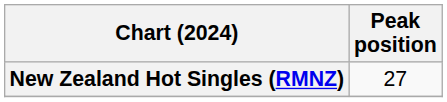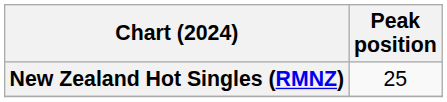(395, 79) 27 -> (395, 79) 25
